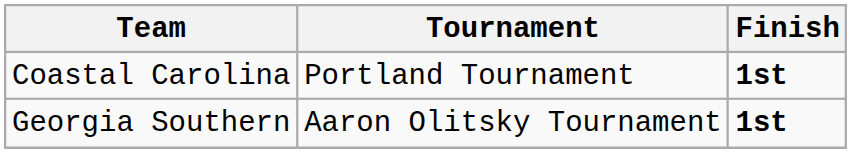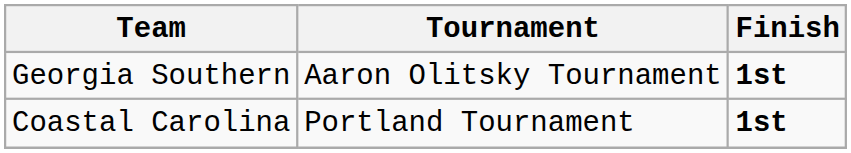rows swapped: (151, 76) <-> (151, 123)
